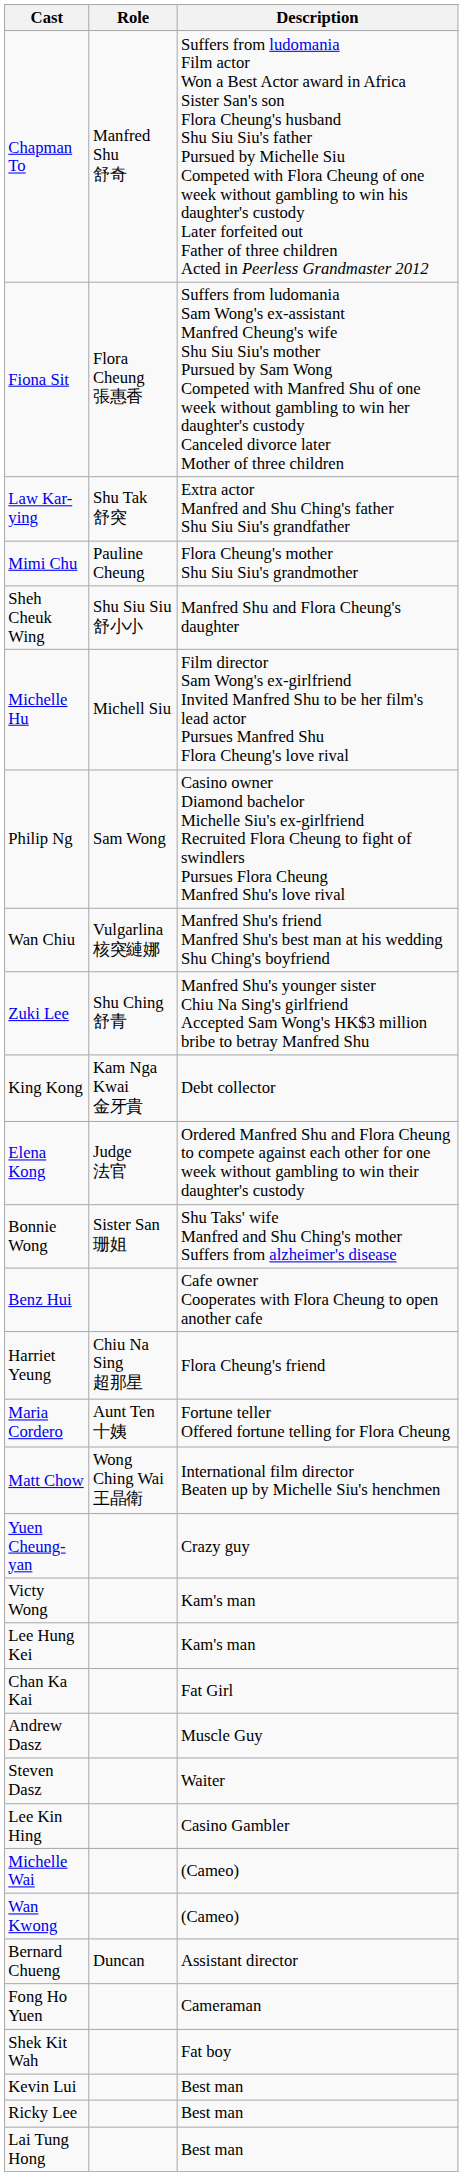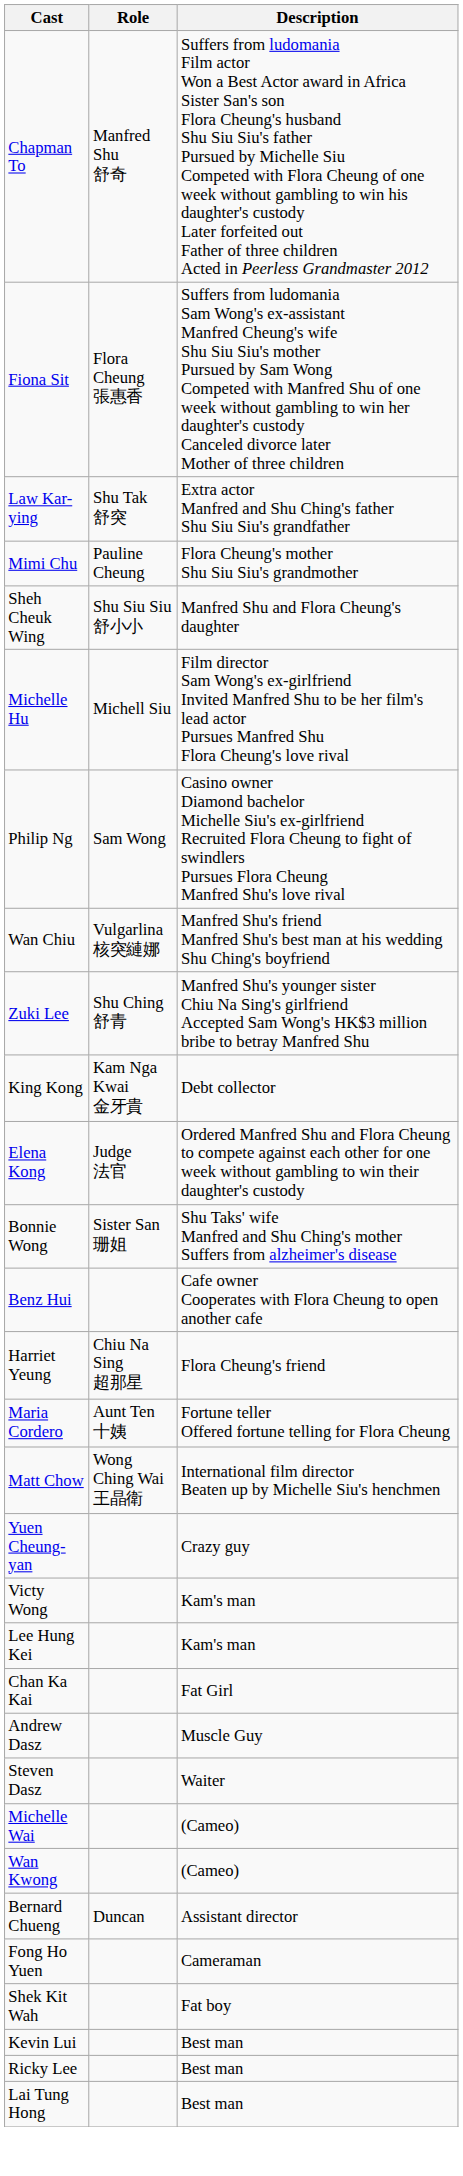- row: (35, 1825)
